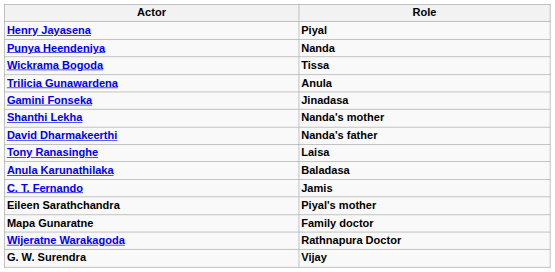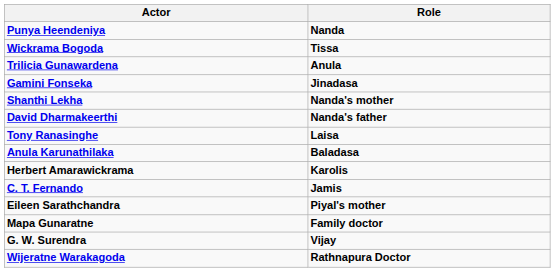- row: (49, 30)
+ row: (70, 170)
rows swapped: (46, 258) <-> (66, 240)
